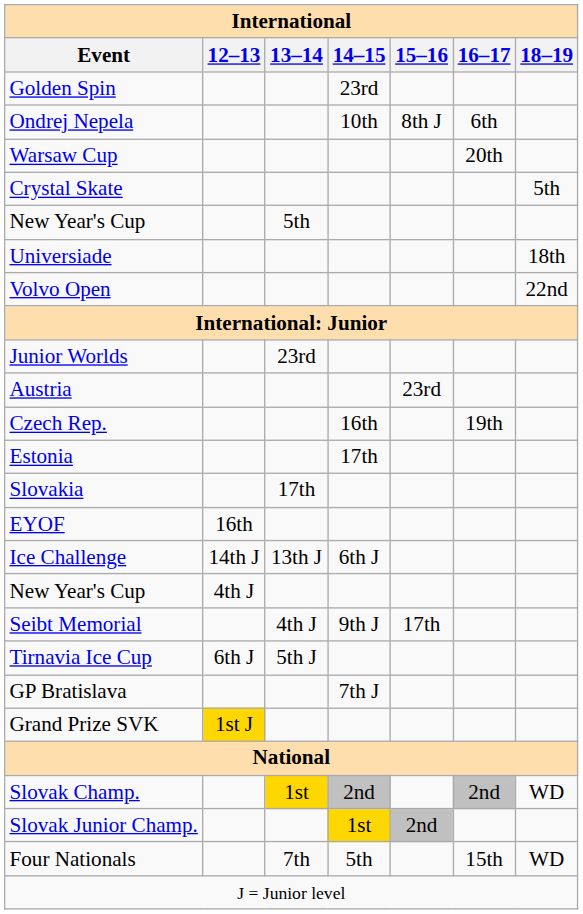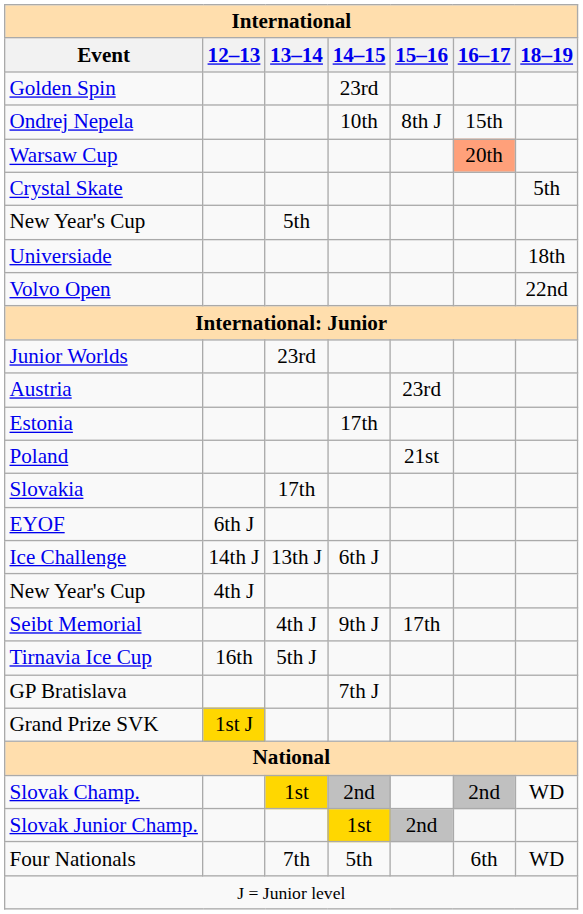(484, 121) 6th -> (484, 121) 15th
(484, 155) no background -> (484, 155) lightsalmon background
- row: (58, 423)
+ row: (39, 456)
(234, 523) 16th -> (234, 523) 6th J
(234, 657) 6th J -> (234, 657) 16th
(484, 858) 15th -> (484, 858) 6th
